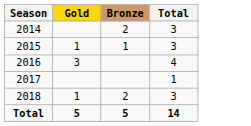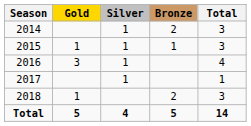+ column: (125, 13)
